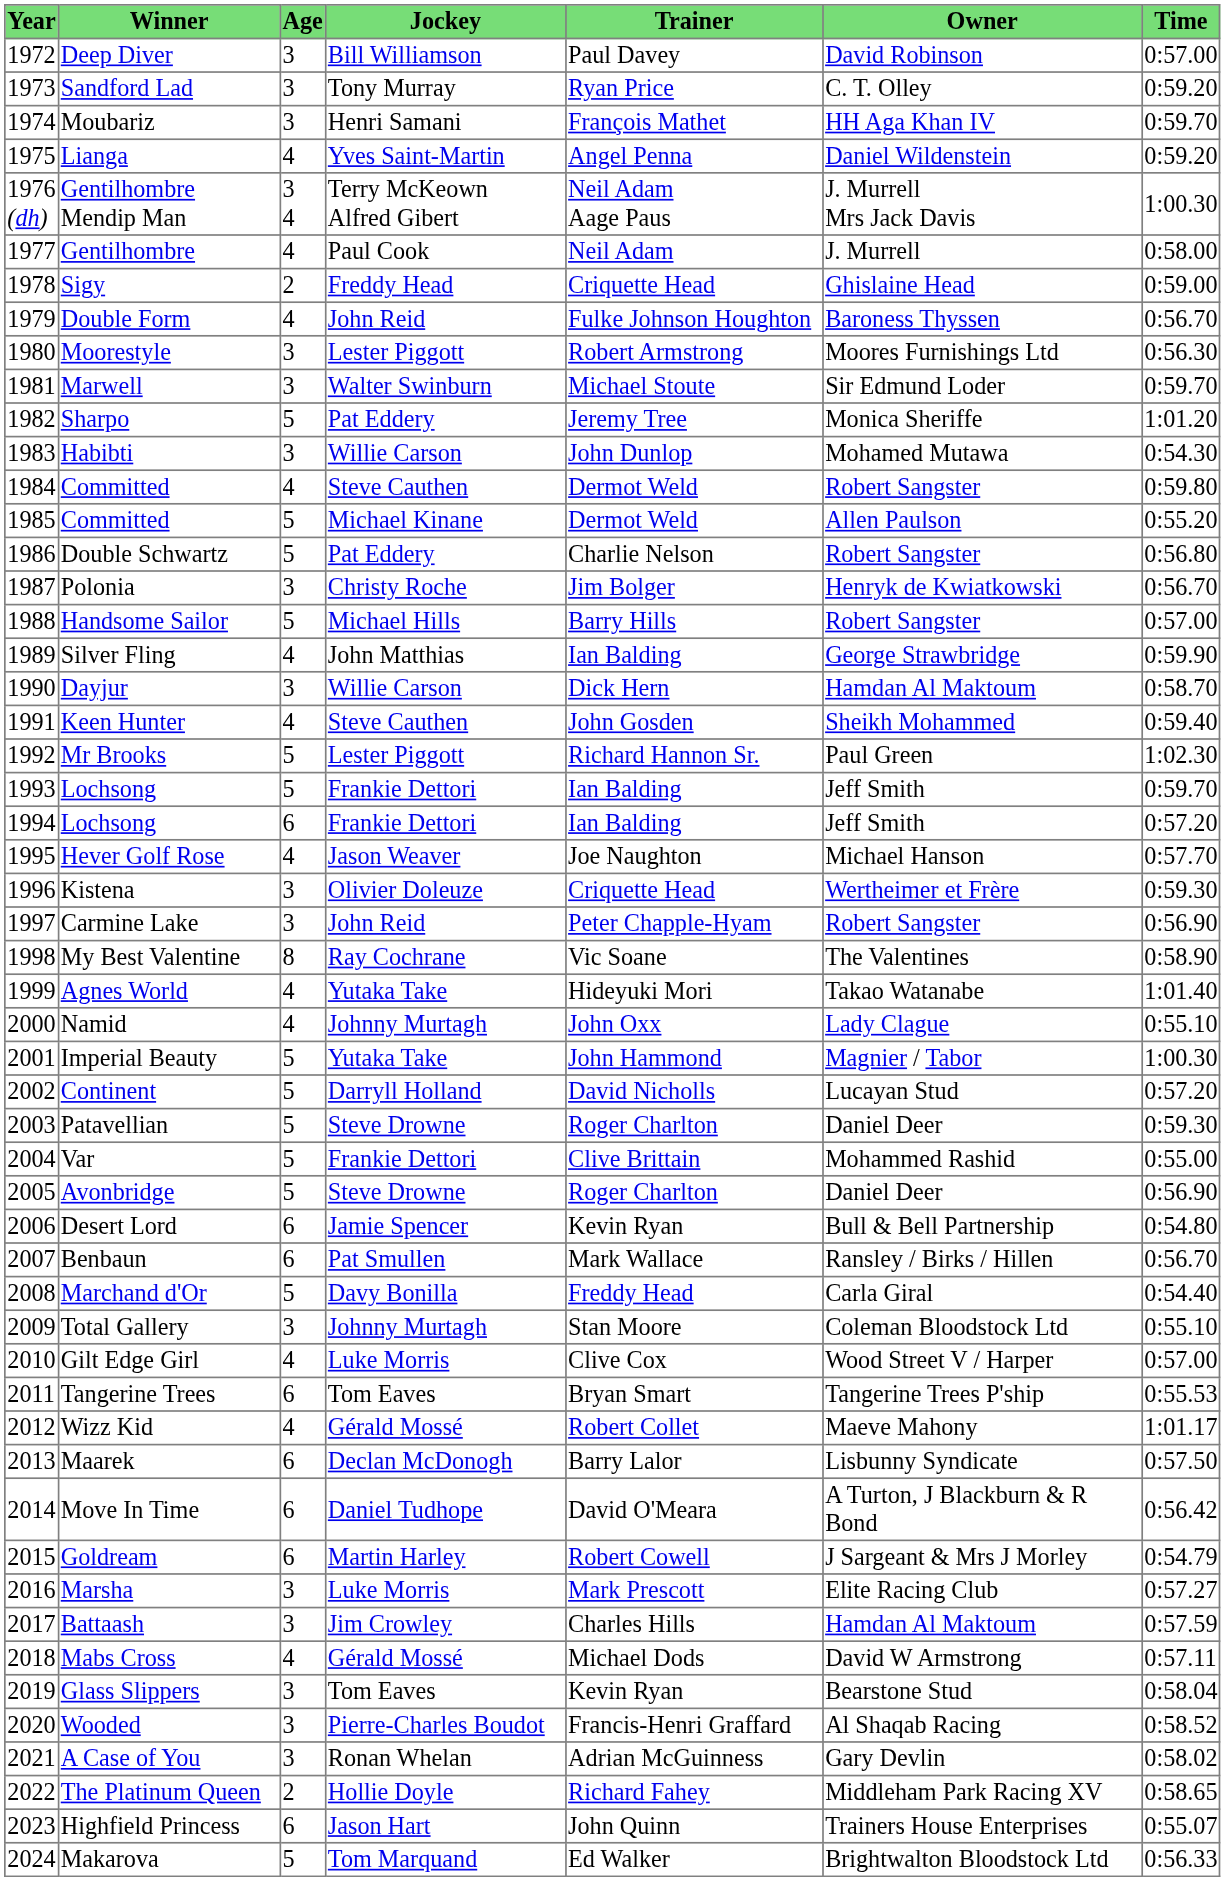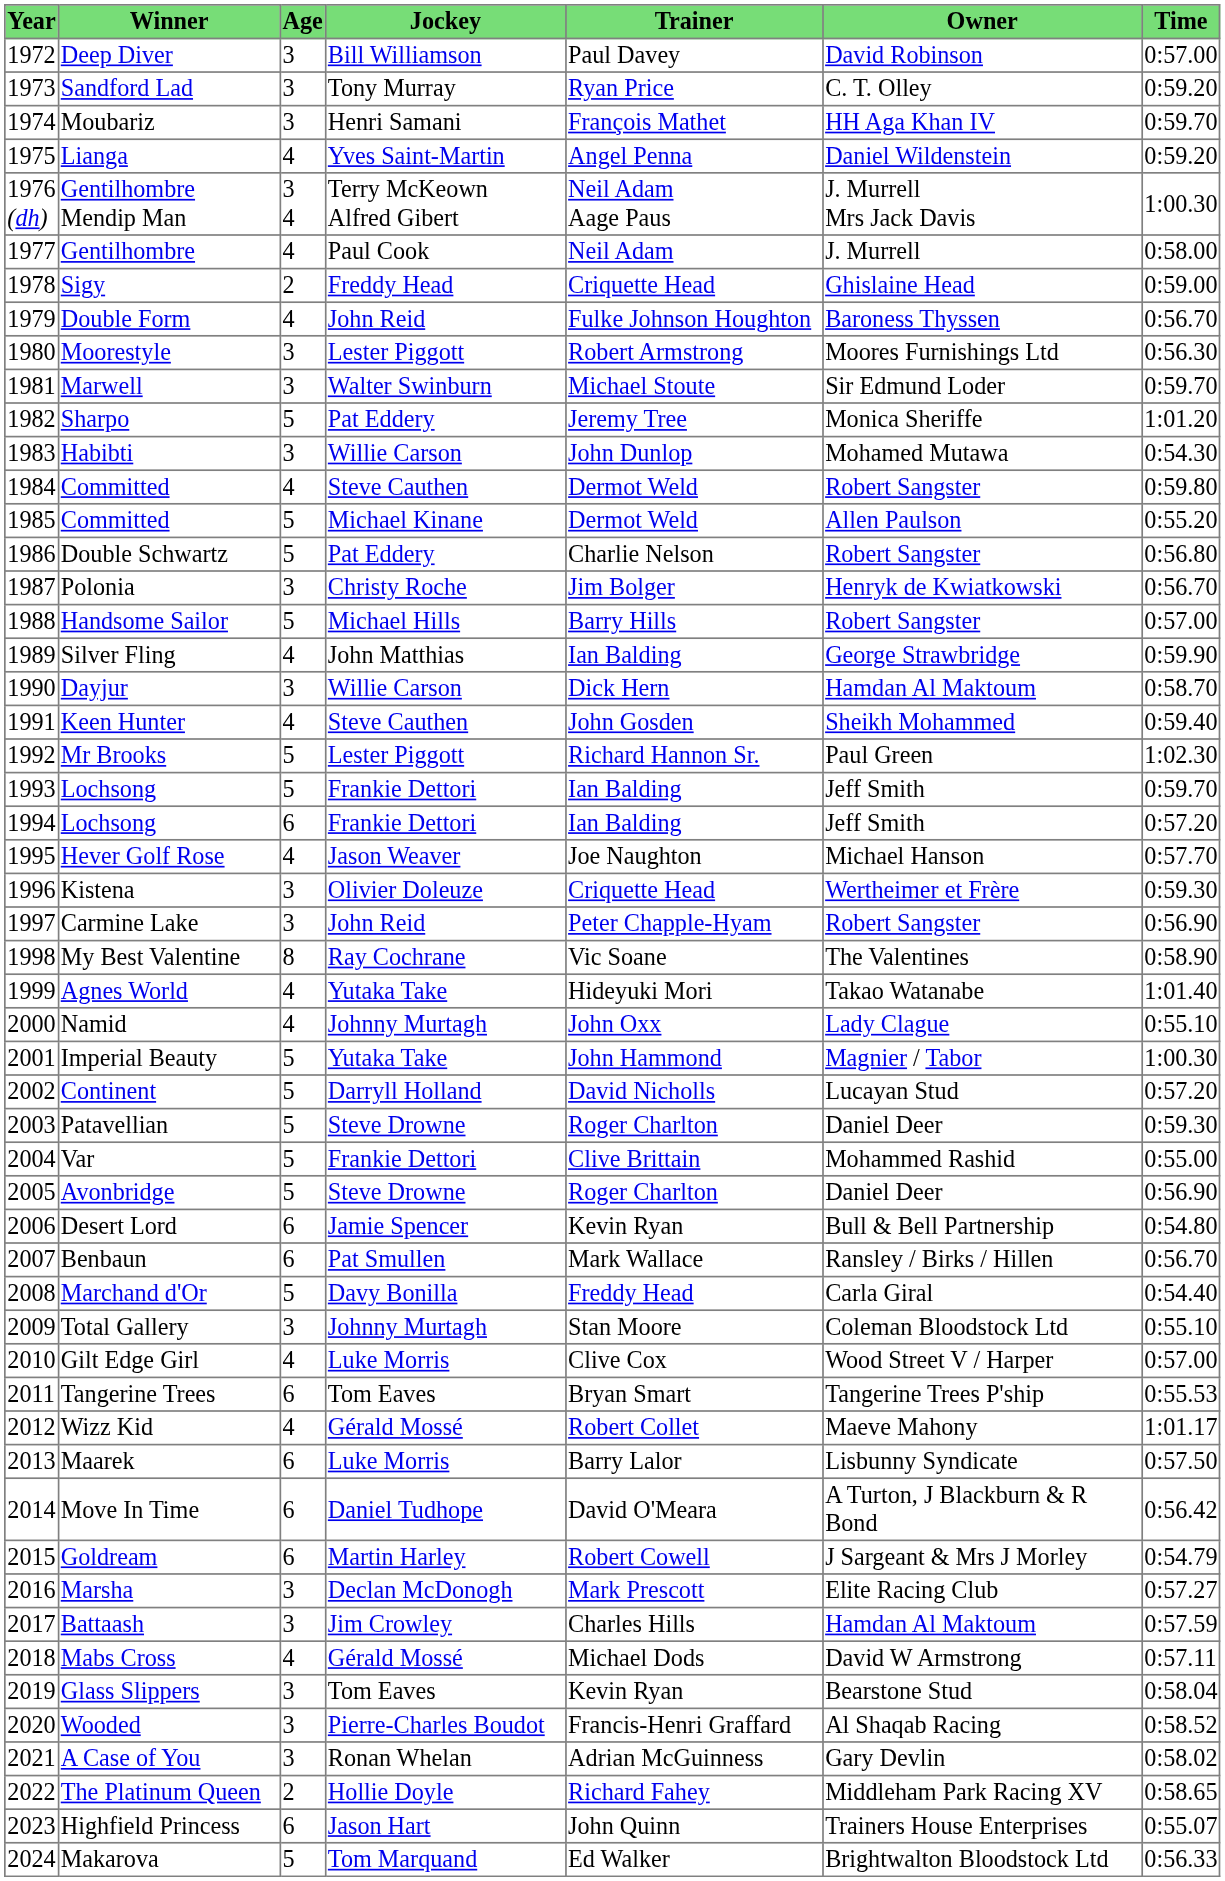(420, 1461) Declan McDonogh -> (389, 1461) Luke Morris
(389, 1590) Luke Morris -> (420, 1590) Declan McDonogh
